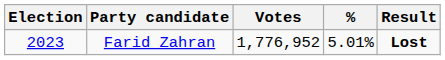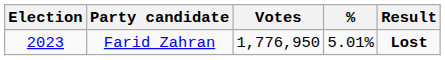(278, 42) 1,776,952 -> (278, 42) 1,776,950
